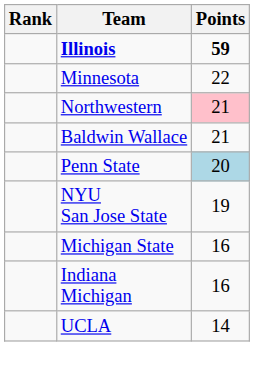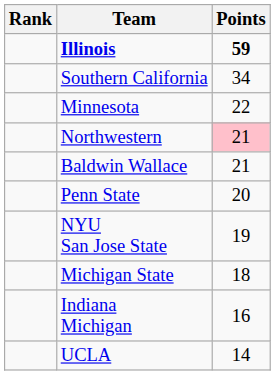+ row: (134, 78)
(221, 166) lightblue background -> (241, 195) no background
(221, 246) 16 -> (241, 275) 18
